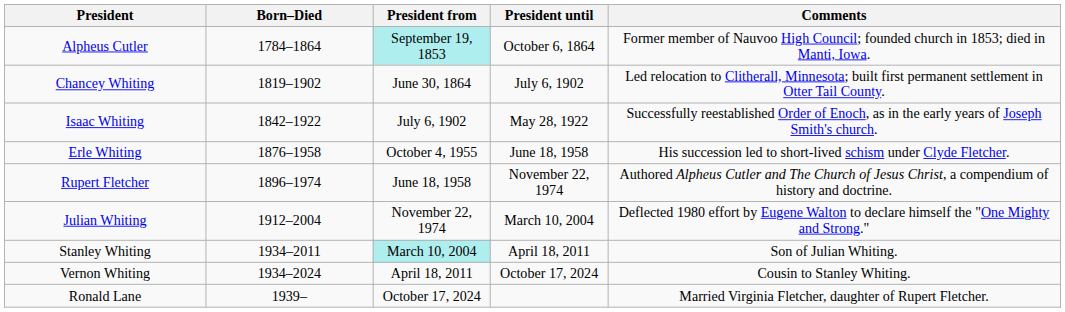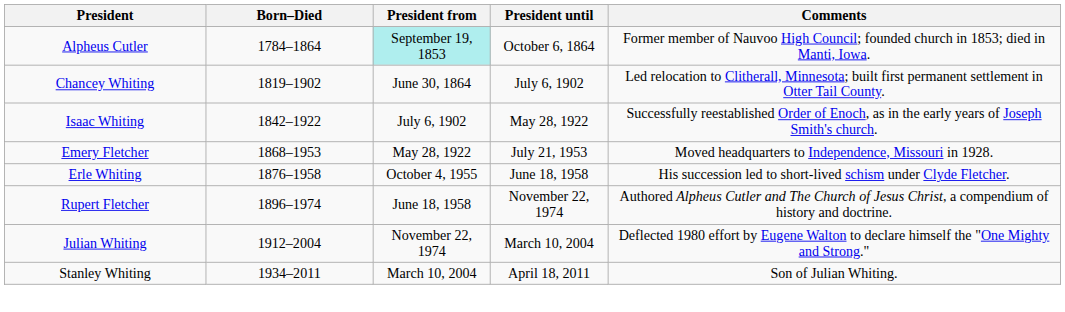+ row: (105, 152)
(432, 251) paleturquoise background -> (432, 273) no background
- row: (105, 273)
- row: (105, 295)
